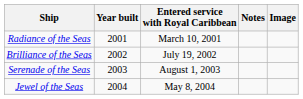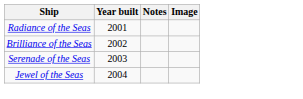- column: (190, 17)
